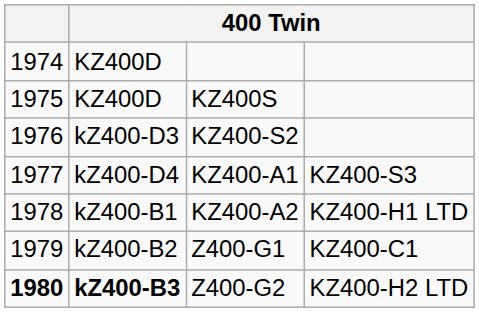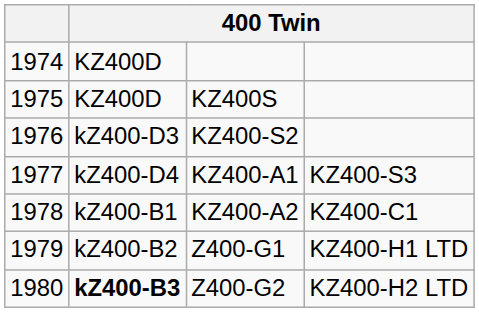(389, 212) KZ400-H1 LTD -> (364, 212) KZ400-C1
(364, 250) KZ400-C1 -> (389, 250) KZ400-H1 LTD
(37, 288) bold -> (37, 288) normal
